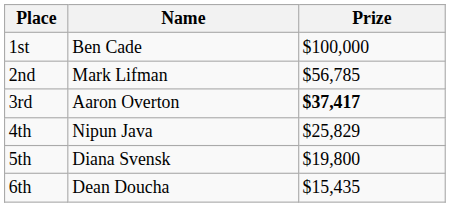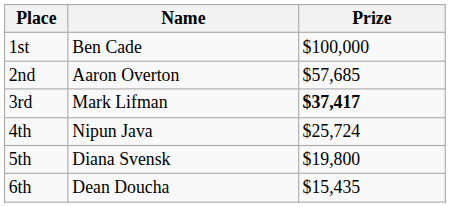(120, 74) Mark Lifman -> (126, 74) Aaron Overton
(331, 74) $56,785 -> (331, 74) $57,685
(126, 103) Aaron Overton -> (120, 103) Mark Lifman
(331, 131) $25,829 -> (331, 131) $25,724
